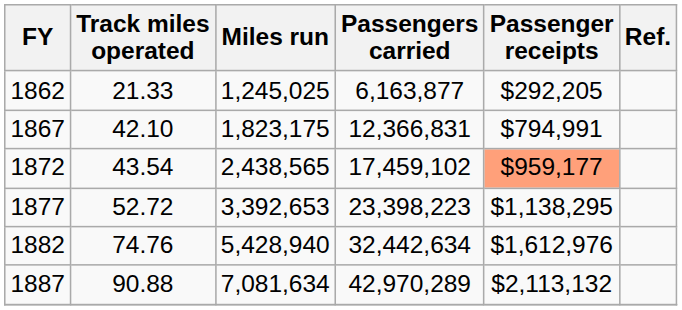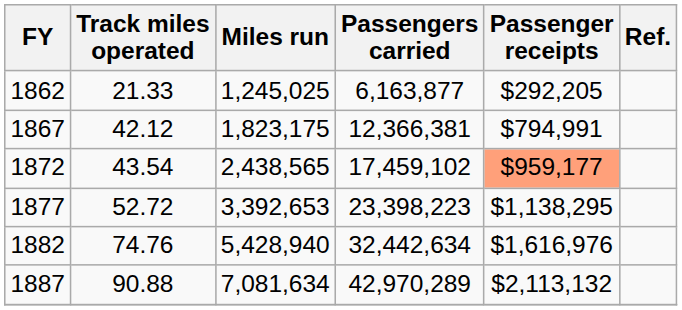(143, 129) 42.10 -> (143, 129) 42.12
(410, 129) 12,366,831 -> (410, 129) 12,366,381
(552, 245) $1,612,976 -> (552, 245) $1,616,976
